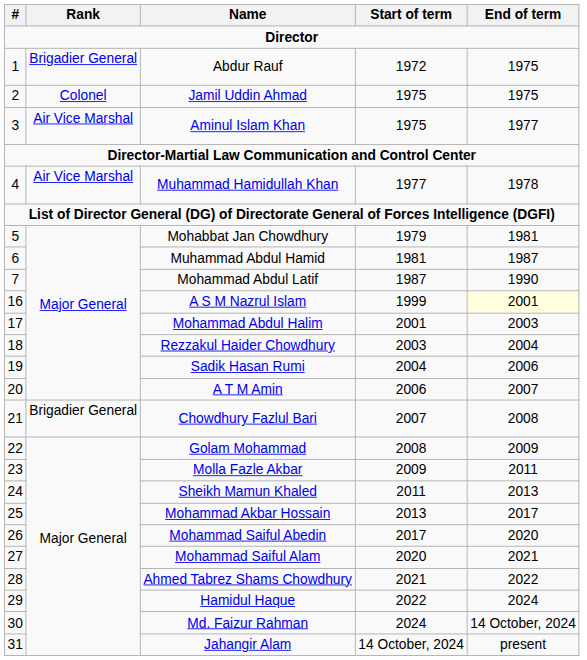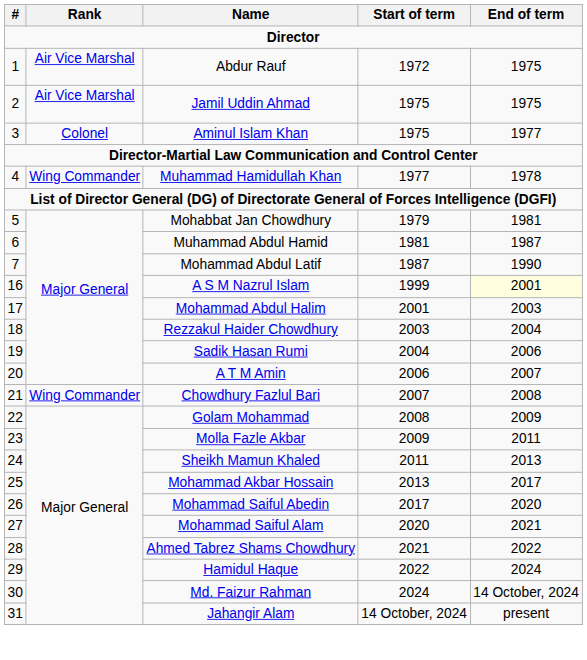(83, 59) Brigadier General -> (85, 59) Air Vice Marshal
(83, 96) Colonel -> (85, 96) Air Vice Marshal
(83, 118) Air Vice Marshal -> (85, 133) Colonel
(83, 177) Air Vice Marshal -> (85, 177) Wing Commander
(83, 411) Brigadier General -> (85, 395) Wing Commander
